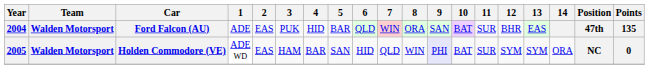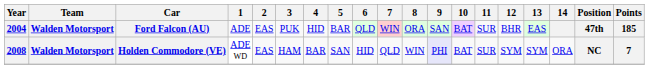(629, 29) 135 -> (629, 29) 185
(16, 51) 2005 -> (16, 51) 2008
(629, 51) 0 -> (629, 51) 7
